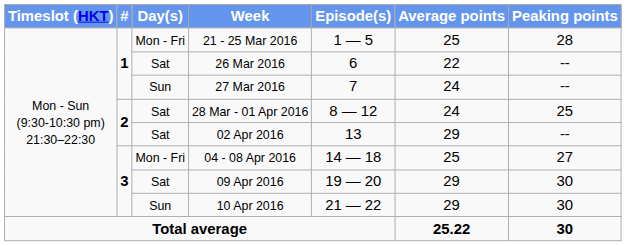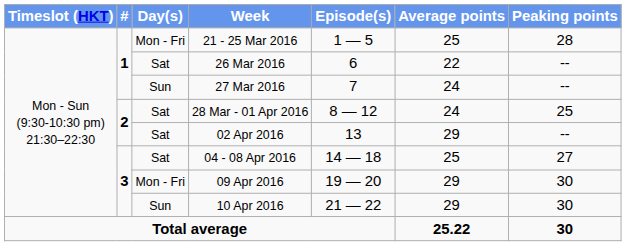(160, 158) Mon - Fri -> (160, 158) Sat
(160, 182) Sat -> (160, 182) Mon - Fri
